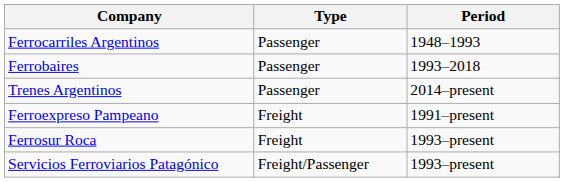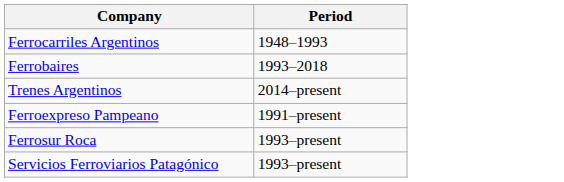- column: (330, 16)
